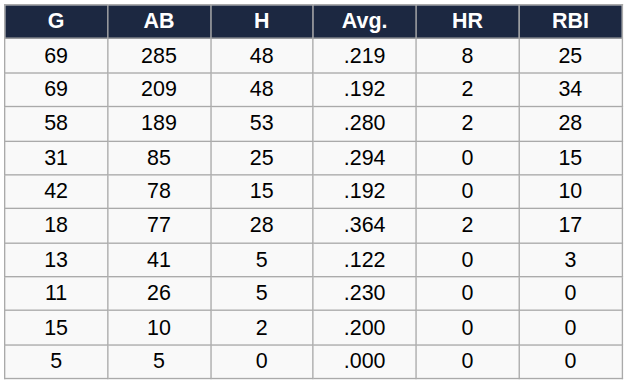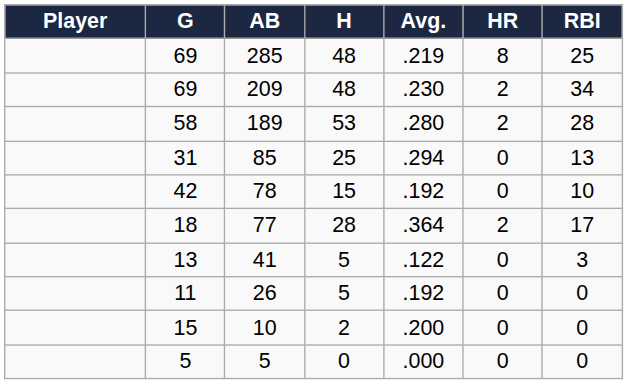+ column: (75, 21)
(365, 89) .192 -> (423, 89) .230
(570, 157) 15 -> (582, 157) 13
(365, 293) .230 -> (423, 293) .192
